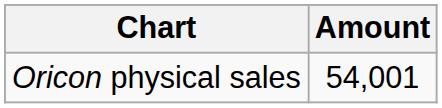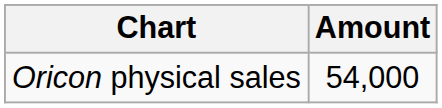(373, 77) 54,001 -> (373, 77) 54,000
